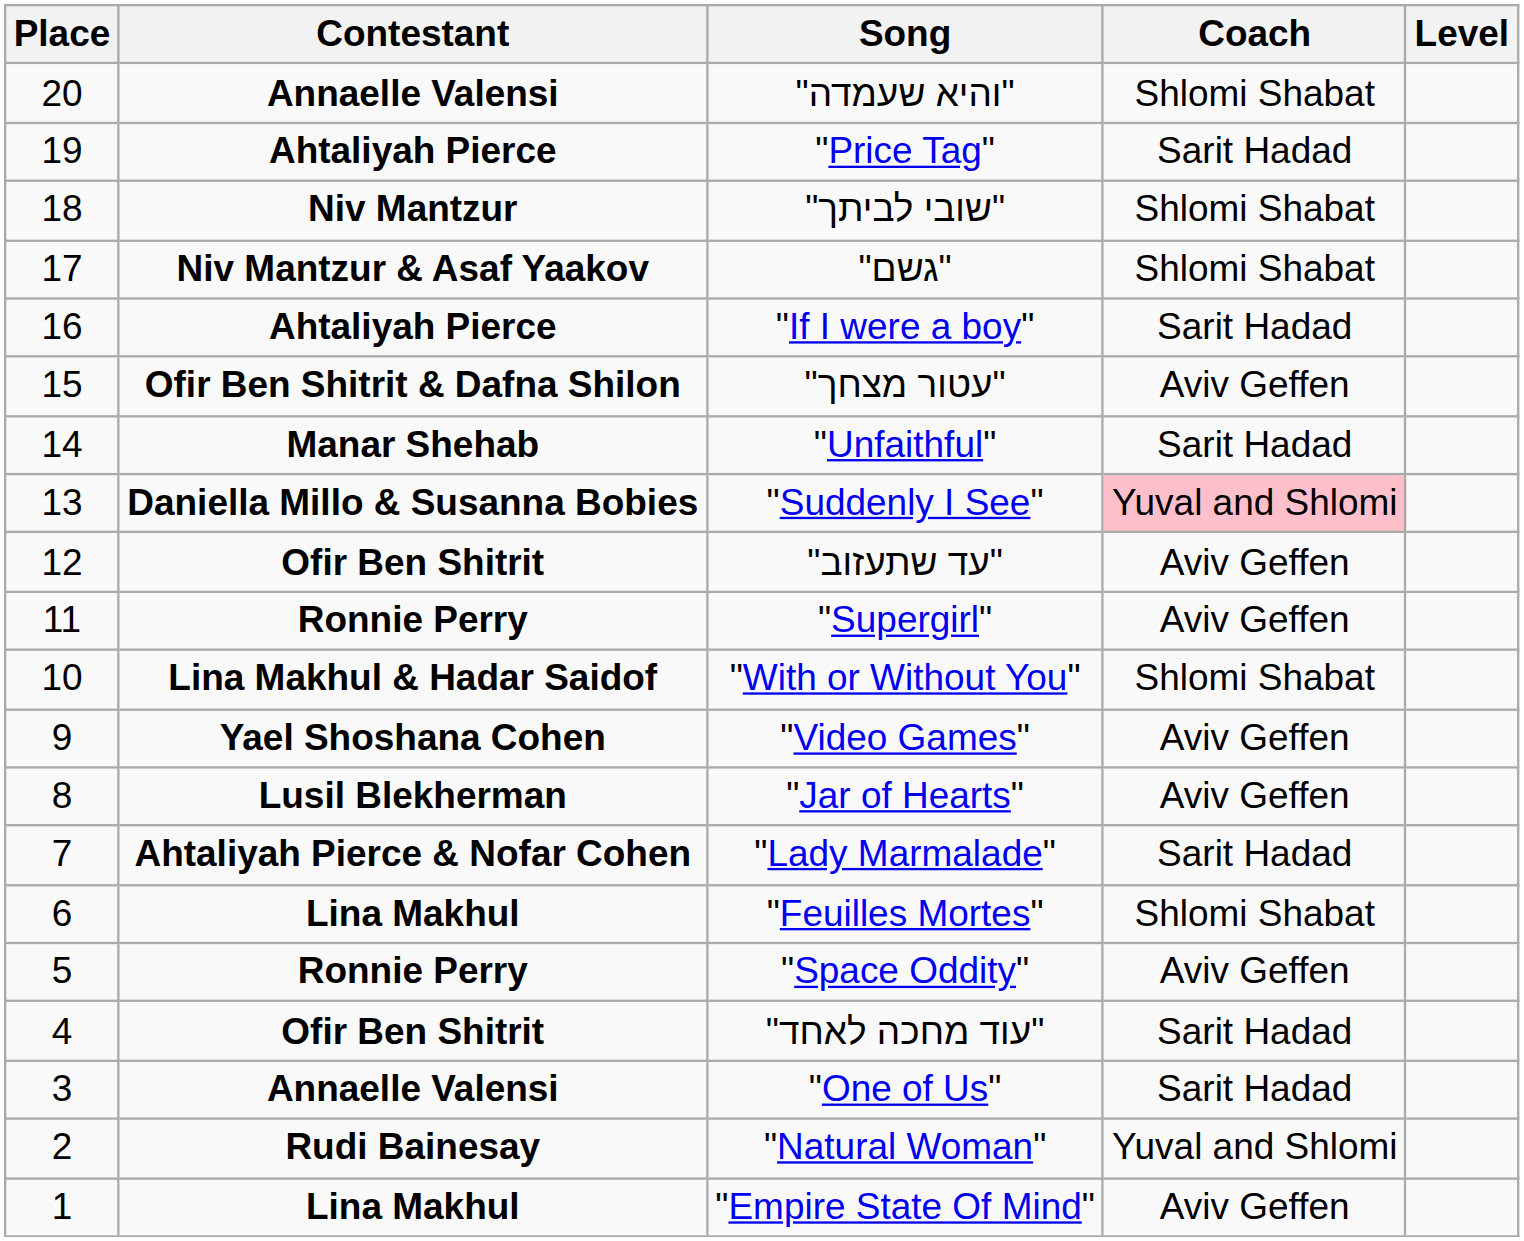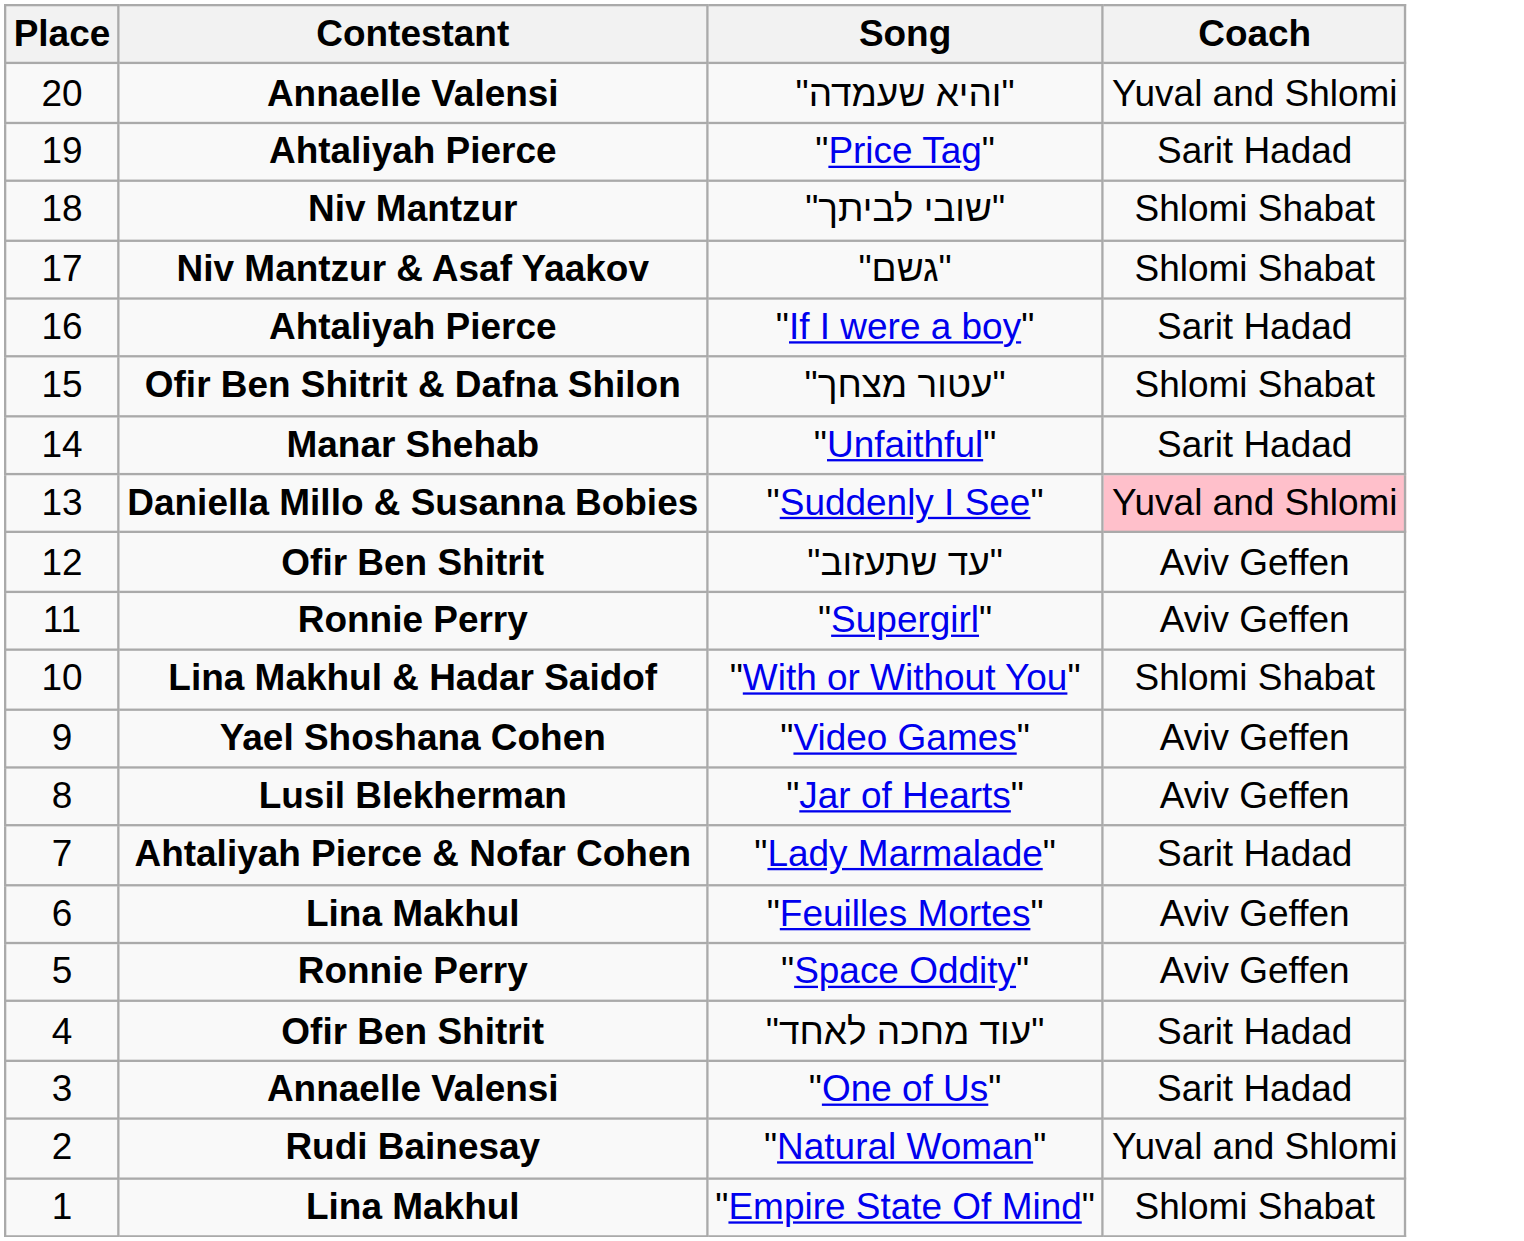- column: (1462, 33)
(1255, 92) Shlomi Shabat -> (1255, 92) Yuval and Shlomi
(1255, 385) Aviv Geffen -> (1255, 385) Shlomi Shabat
(1255, 913) Shlomi Shabat -> (1255, 913) Aviv Geffen
(1255, 1206) Aviv Geffen -> (1255, 1206) Shlomi Shabat
